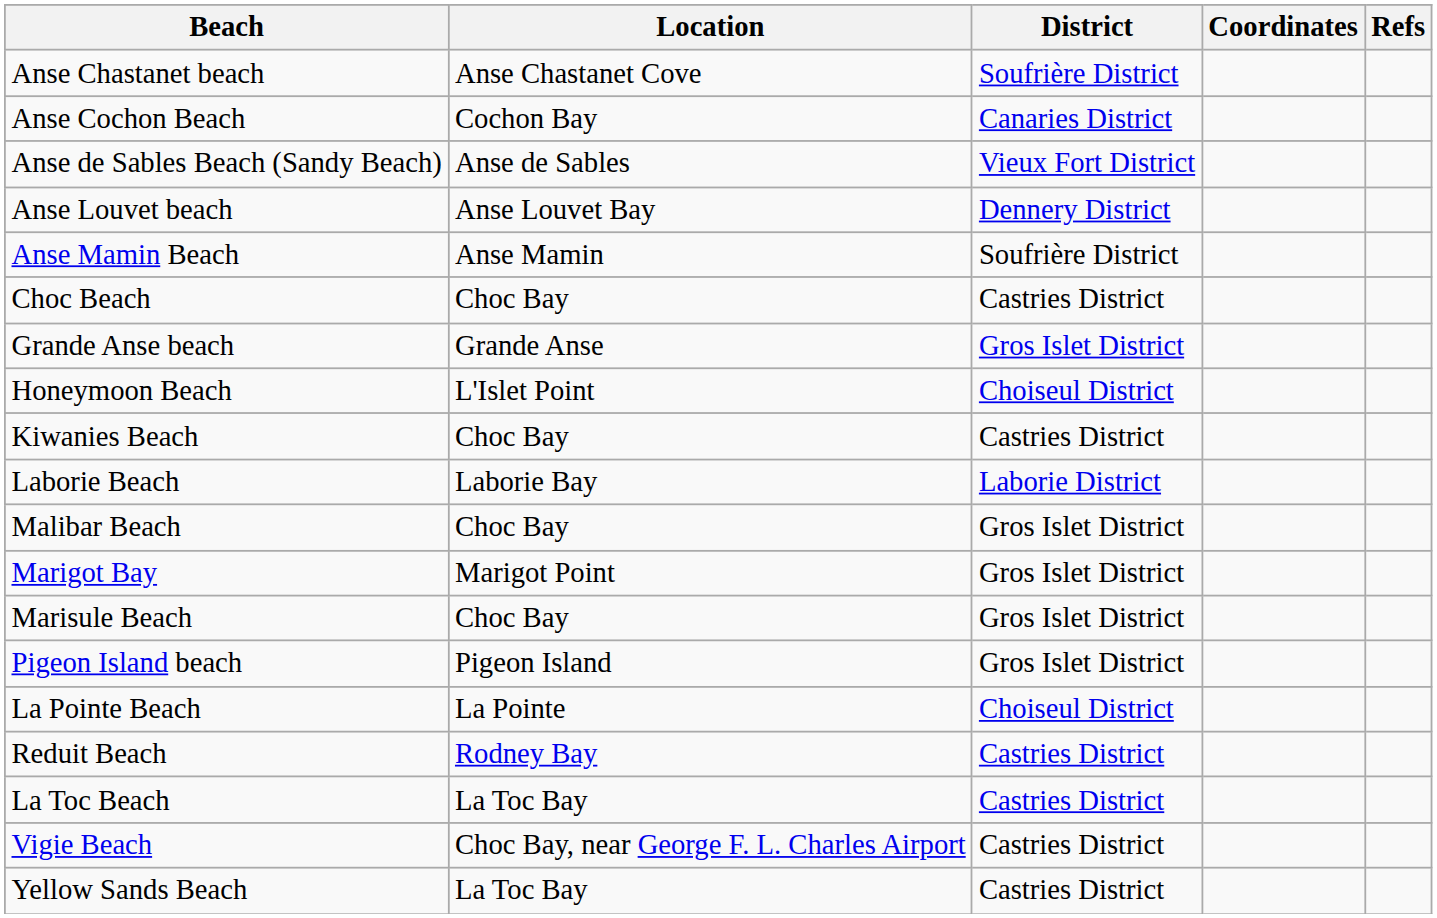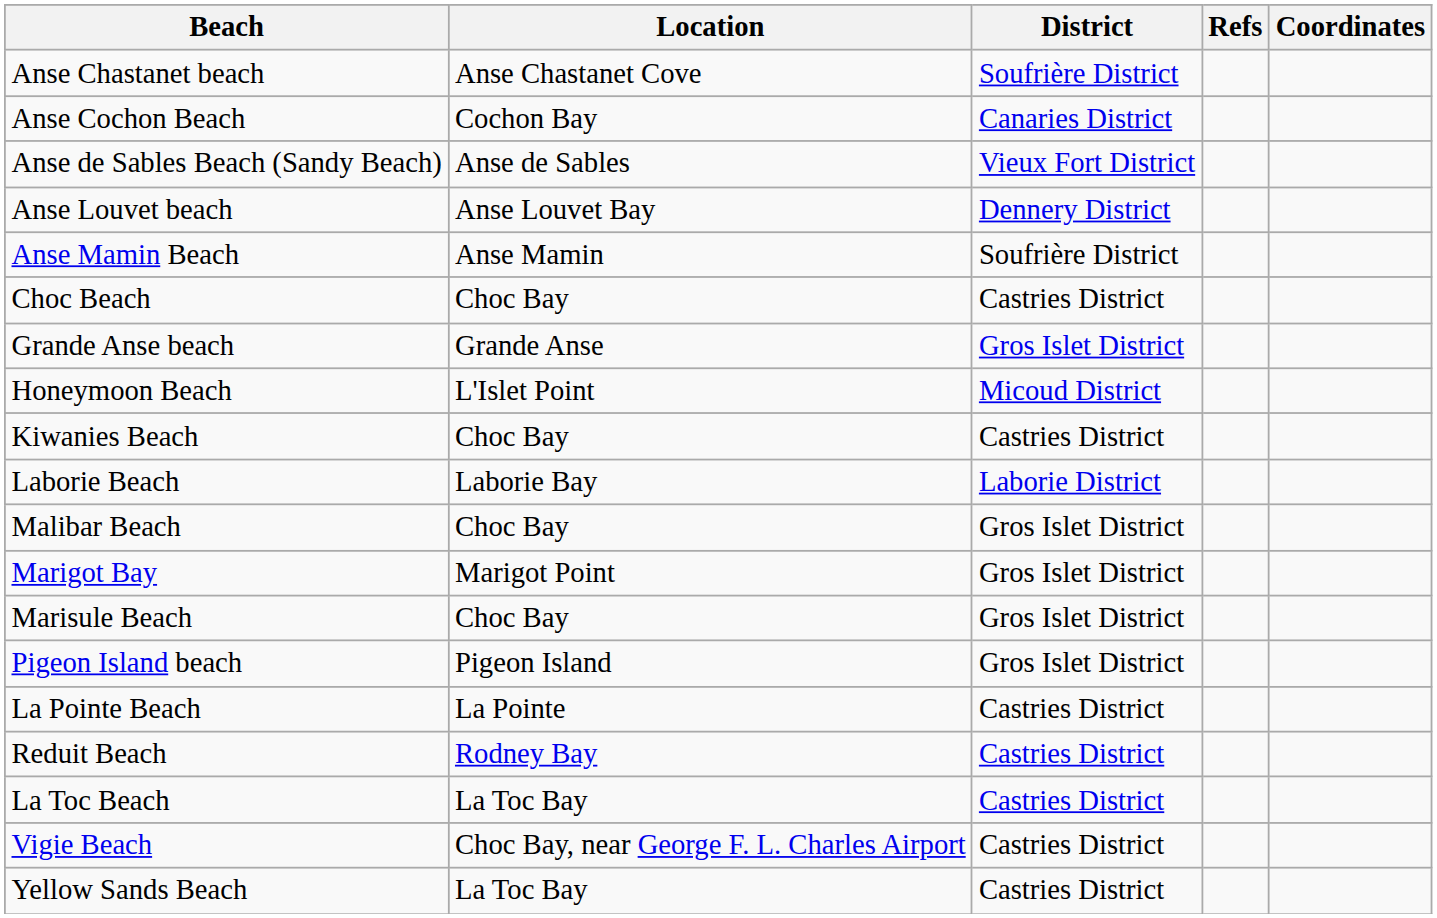columns swapped: (1283, 27) <-> (1398, 27)
(1076, 390) Choiseul District -> (1070, 390) Micoud District
(1076, 708) Choiseul District -> (1072, 708) Castries District
